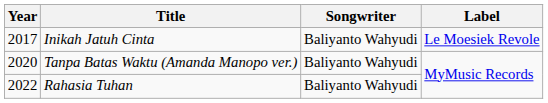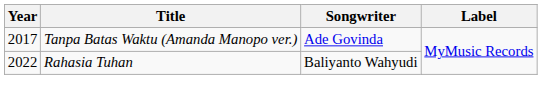- row: (99, 39)
(23, 62) 2020 -> (23, 39) 2017
(361, 62) Baliyanto Wahyudi -> (344, 39) Ade Govinda
